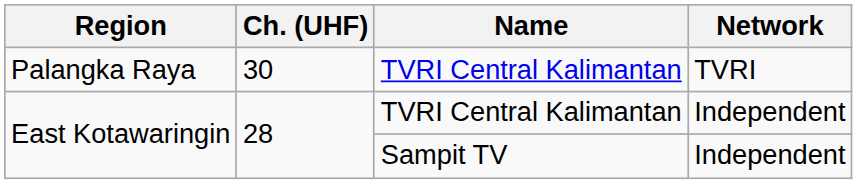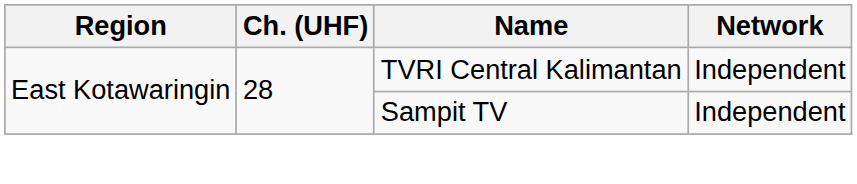- row: (103, 69)
